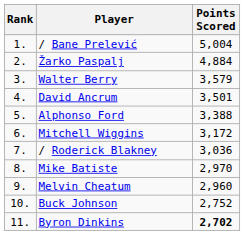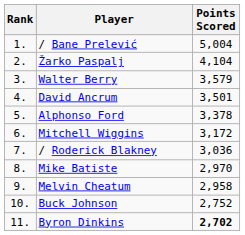(216, 62) 4,884 -> (216, 62) 4,104
(216, 115) 3,388 -> (216, 115) 3,378
(216, 186) 2,960 -> (216, 186) 2,958
